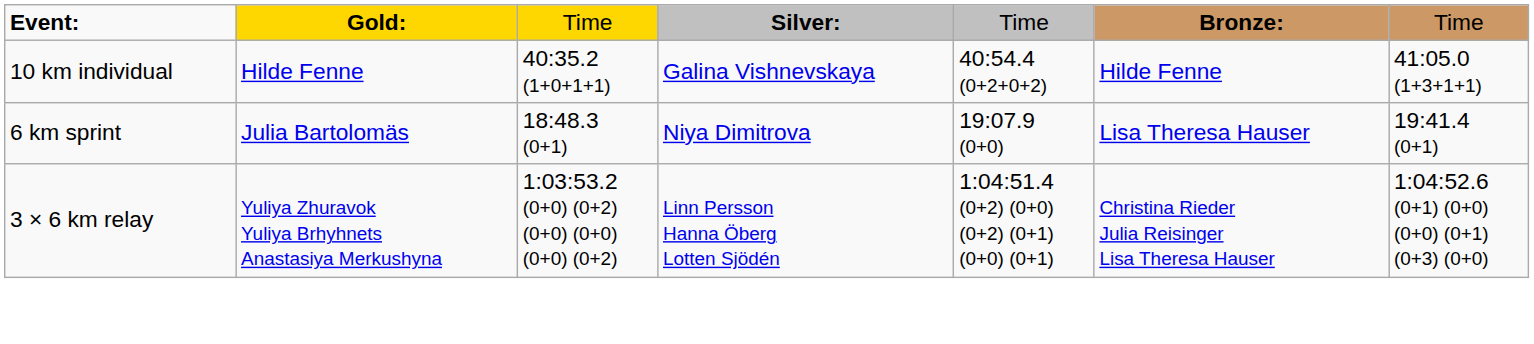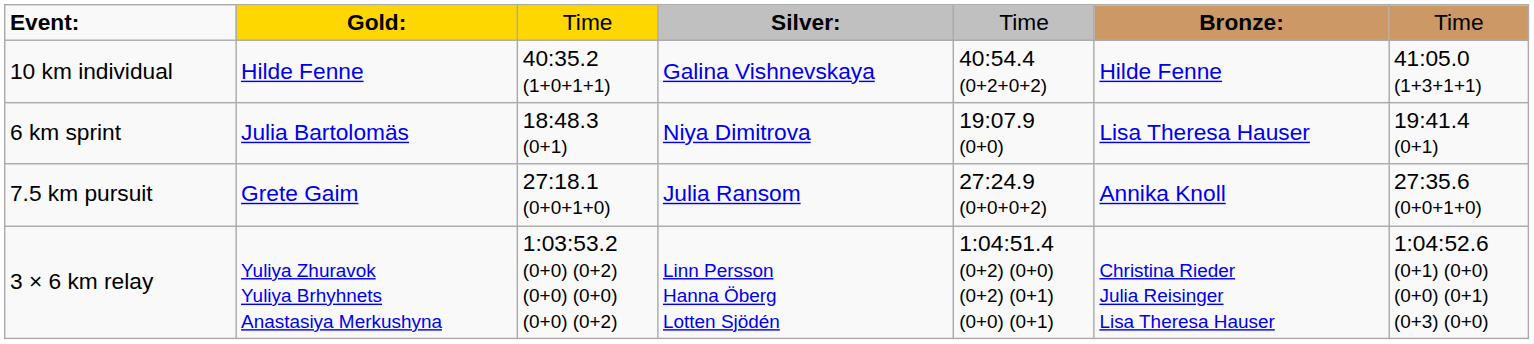+ row: (81, 194)
